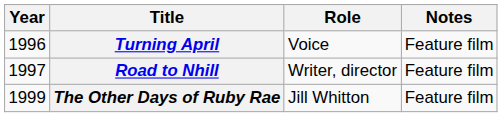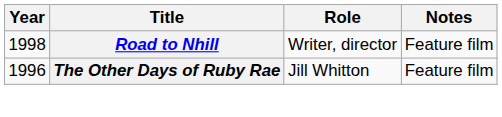- row: (167, 44)
(27, 71) 1997 -> (27, 44) 1998
(27, 97) 1999 -> (27, 71) 1996
